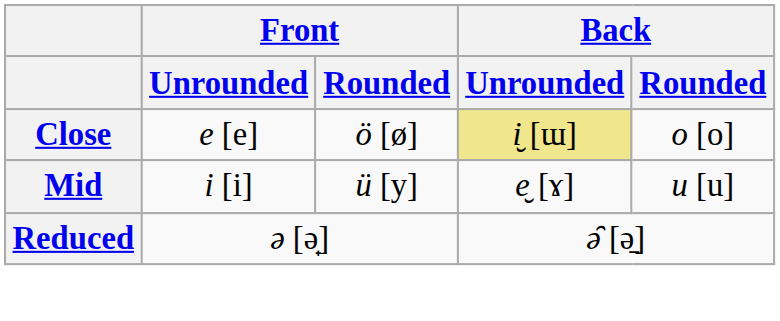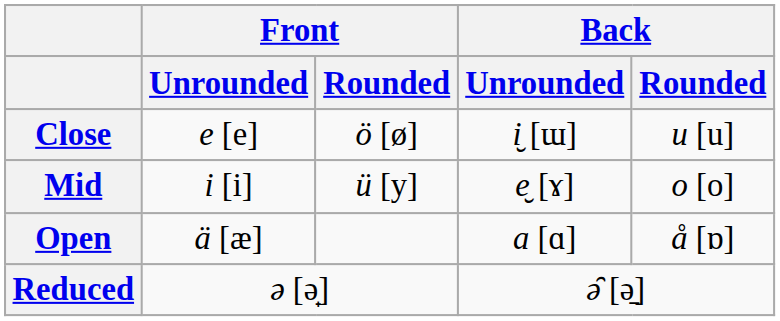(545, 133) khaki background -> (545, 133) no background
(703, 133) o [o] -> (703, 133) u [u]
(703, 185) u [u] -> (703, 185) o [o]
+ row: (73, 237)
